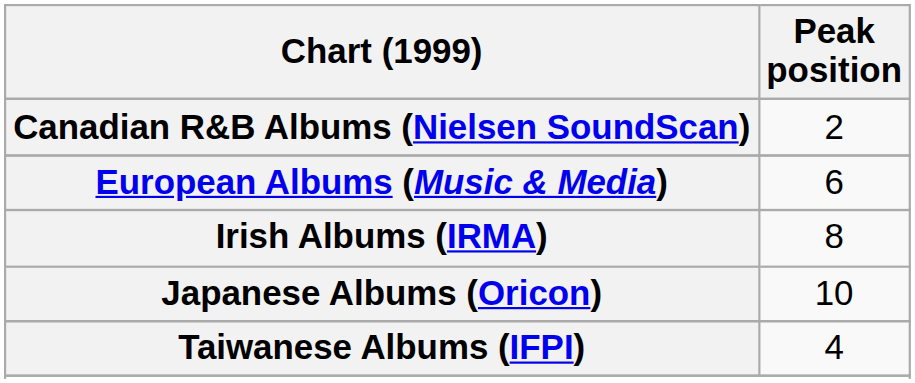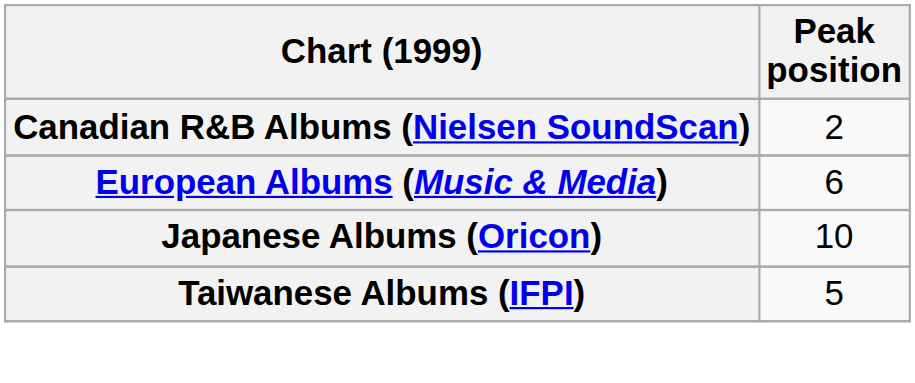- row: (382, 237)
(834, 347) 4 -> (834, 292) 5
